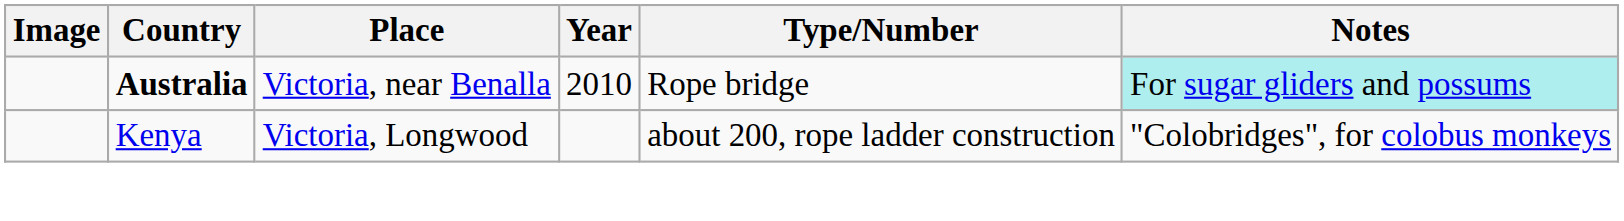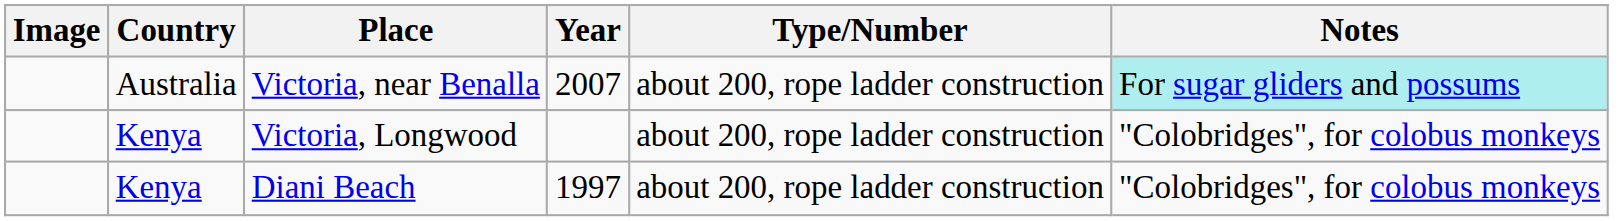(182, 82) bold -> (176, 82) normal
(599, 82) 2010 -> (588, 82) 2007
(728, 82) Rope bridge -> (870, 82) about 200, rope ladder construction
+ row: (334, 187)
